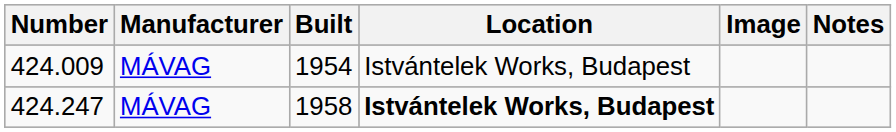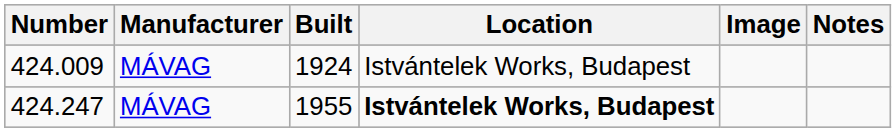(324, 65) 1954 -> (324, 65) 1924
(324, 106) 1958 -> (324, 106) 1955
